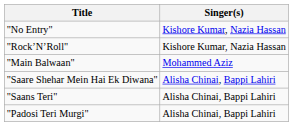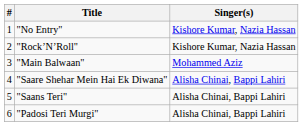+ column: (9, 13)
